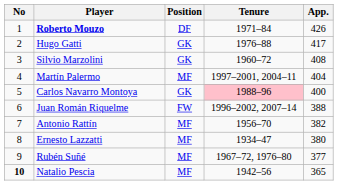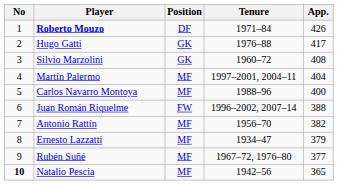(184, 92) GK -> (184, 92) MF
(254, 92) pink background -> (254, 92) no background
(318, 140) 380 -> (318, 140) 379
